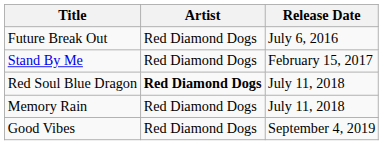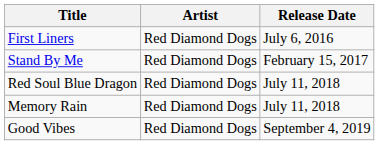- row: (58, 38)
+ row: (41, 38)
(203, 83) bold -> (200, 83) normal
